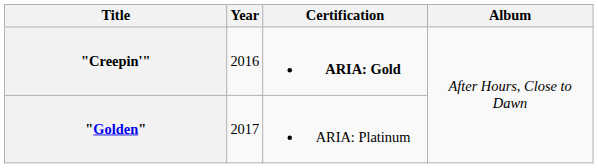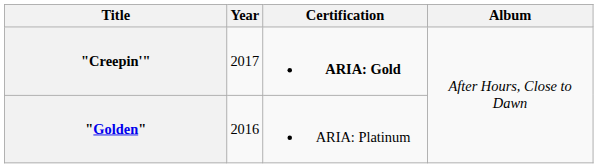(245, 61) 2016 -> (245, 61) 2017
(245, 129) 2017 -> (245, 129) 2016
